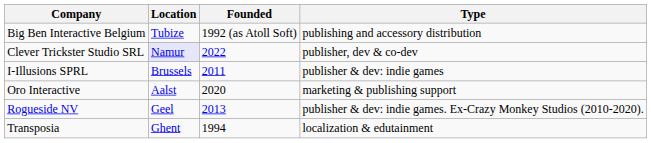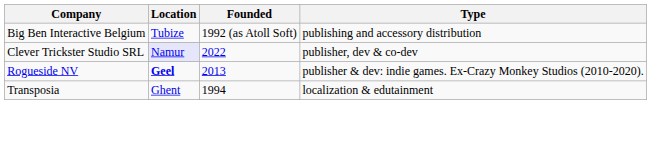- row: (48, 71)
- row: (44, 90)
(162, 109) normal -> (163, 71) bold
